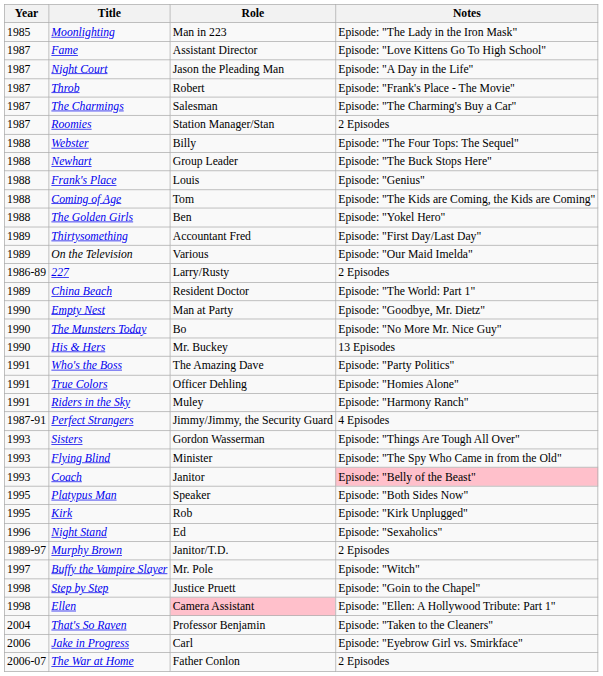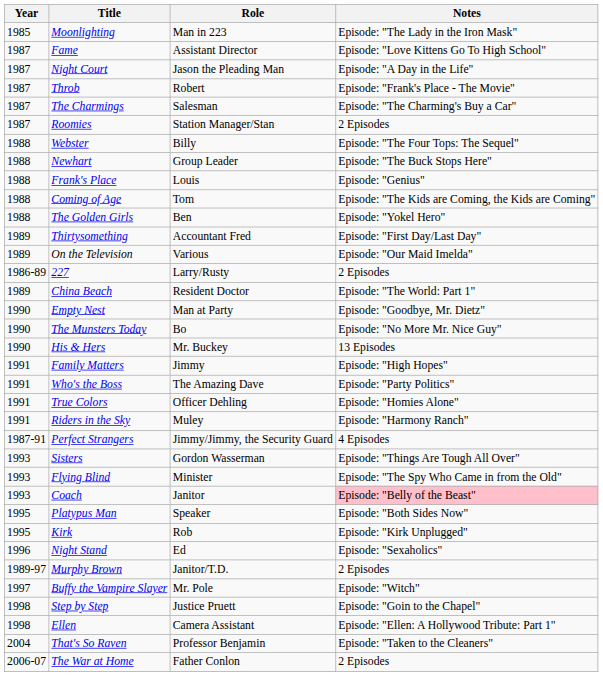+ row: (88, 365)
(213, 606) pink background -> (213, 625) no background
- row: (90, 643)
